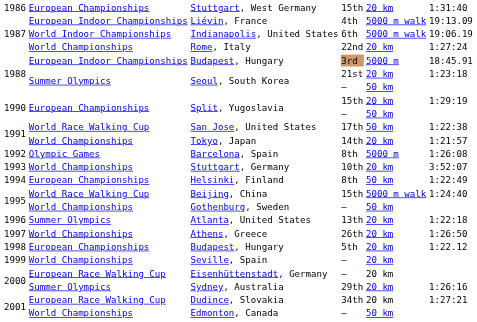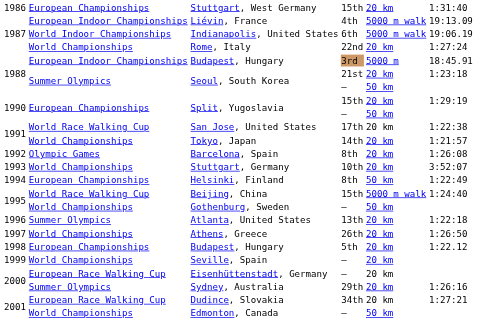(380, 127) 50 km -> (380, 127) 20 km
(382, 154) 5000 m -> (380, 154) 20 km
